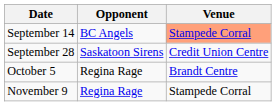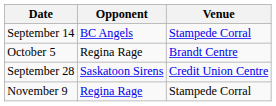(210, 33) lightsalmon background -> (210, 33) no background
rows swapped: (41, 52) <-> (31, 71)
